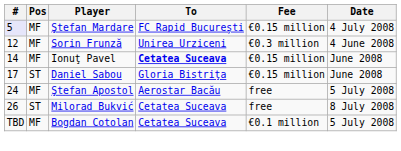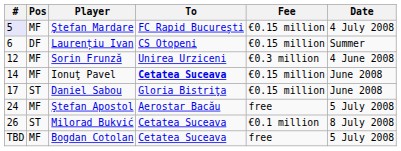+ row: (92, 44)
(260, 107) free -> (284, 123) €0.1 million
(284, 123) €0.1 million -> (260, 139) free
